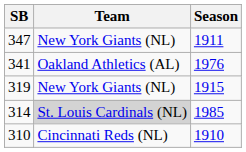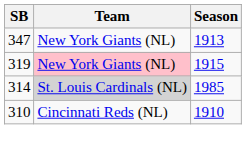(209, 40) 1911 -> (209, 40) 1913
- row: (19, 64)
(106, 87) no background -> (106, 64) pink background
